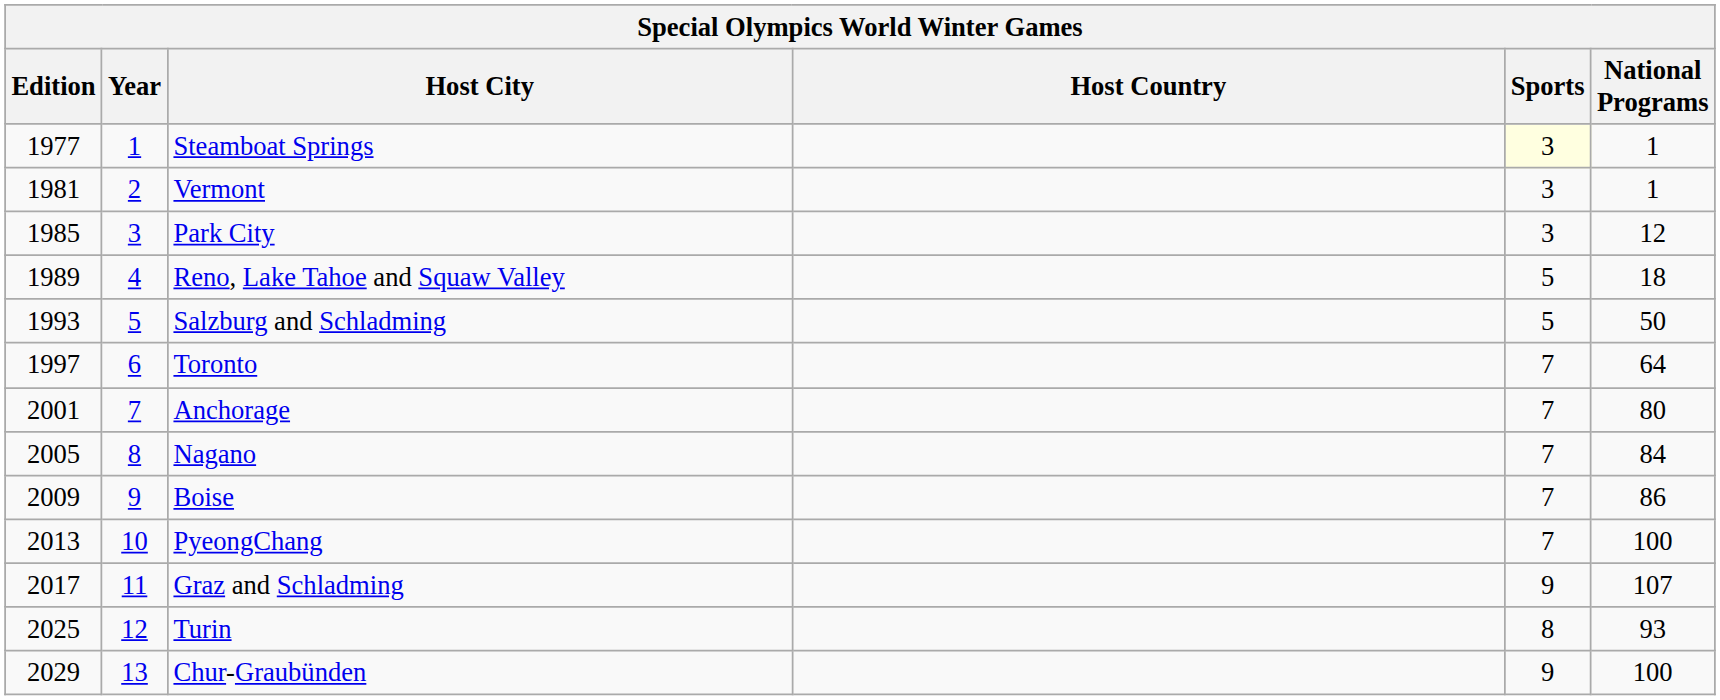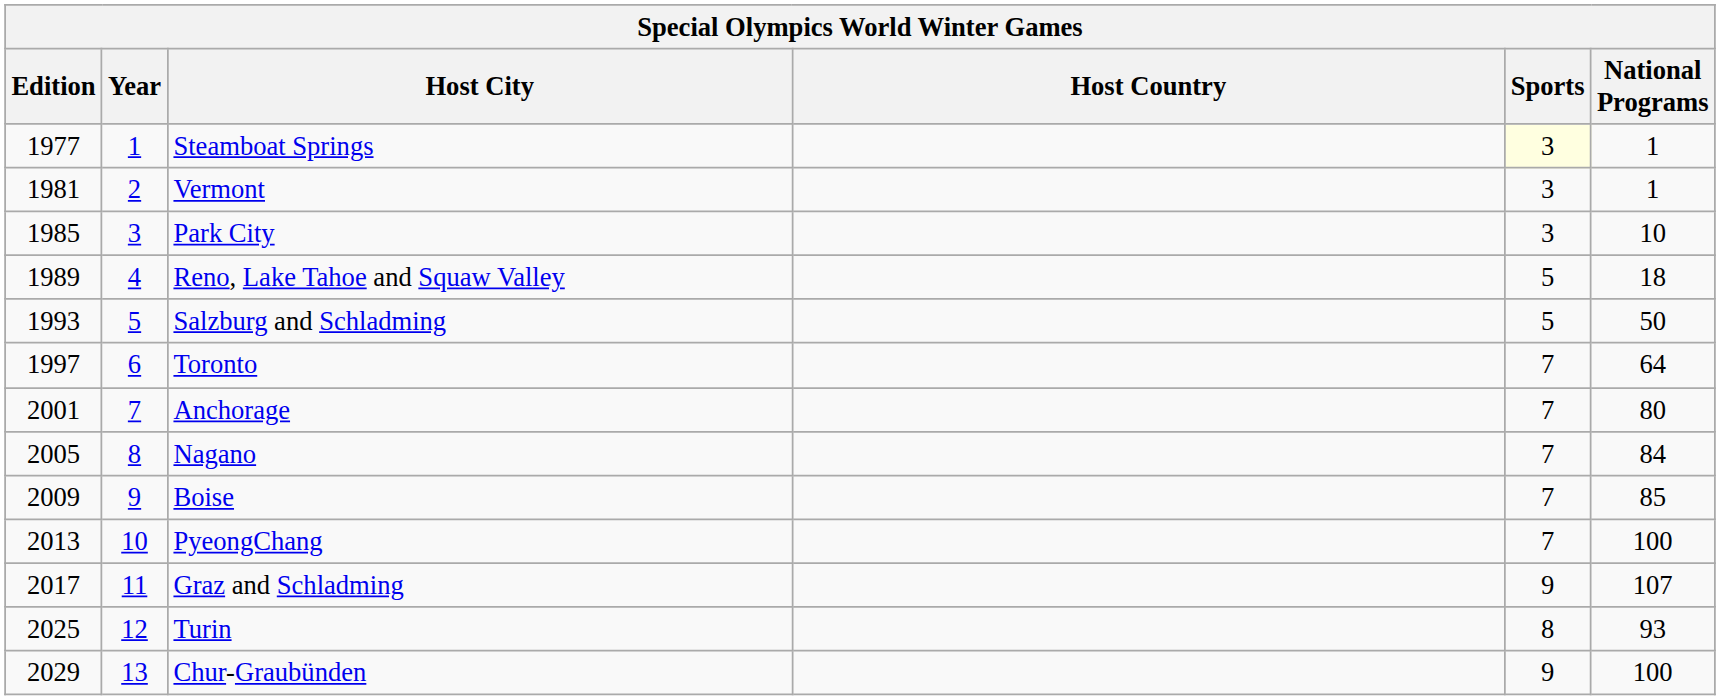(1653, 233) 12 -> (1653, 233) 10
(1653, 496) 86 -> (1653, 496) 85
